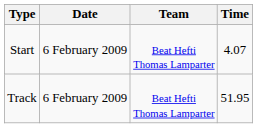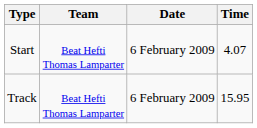columns swapped: (85, 14) <-> (174, 14)
(235, 98) 51.95 -> (235, 98) 15.95
